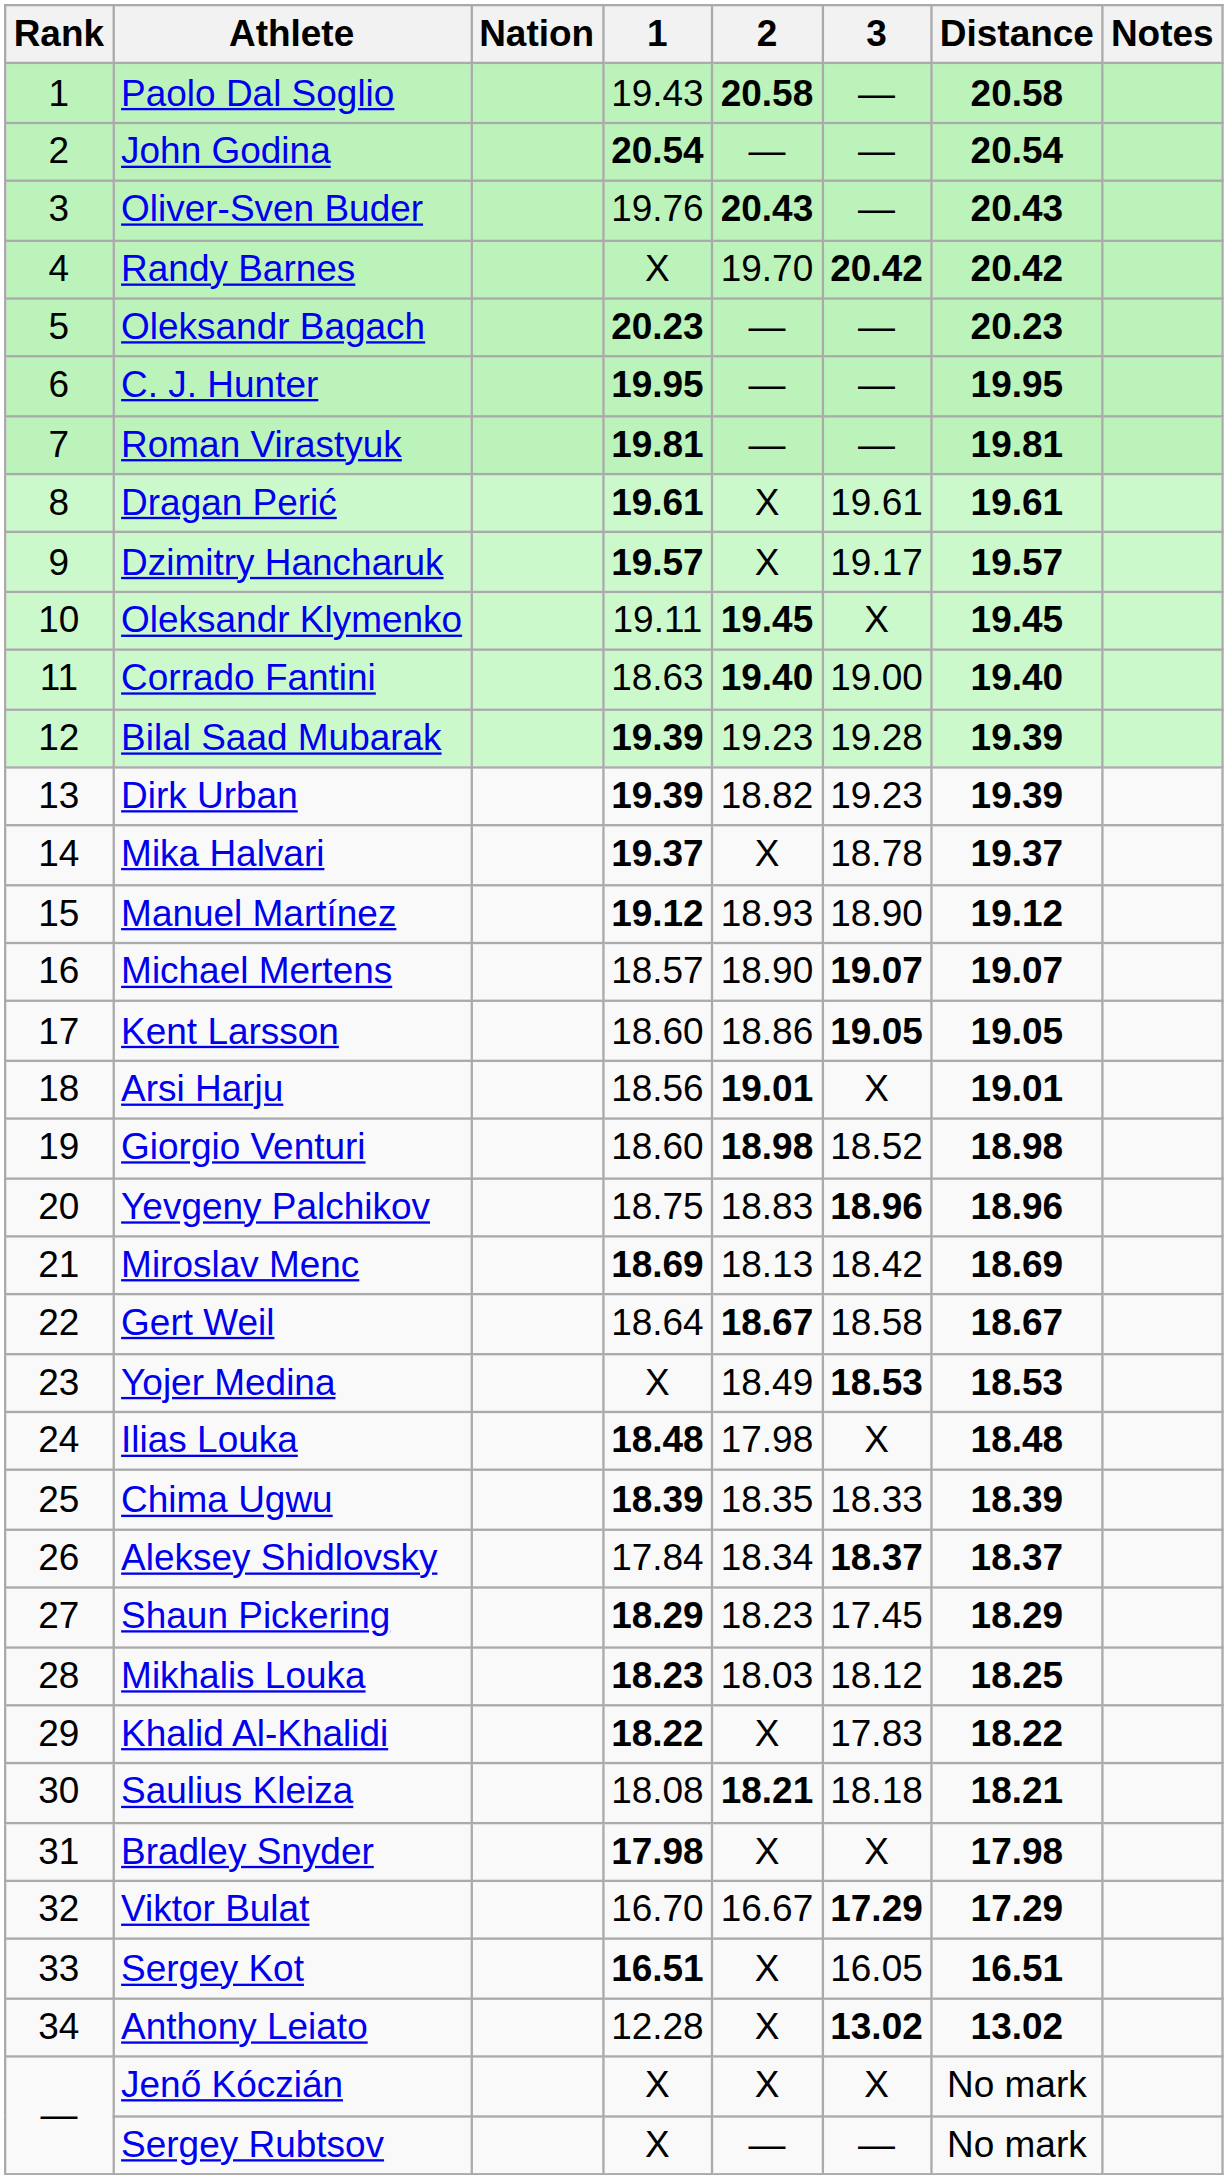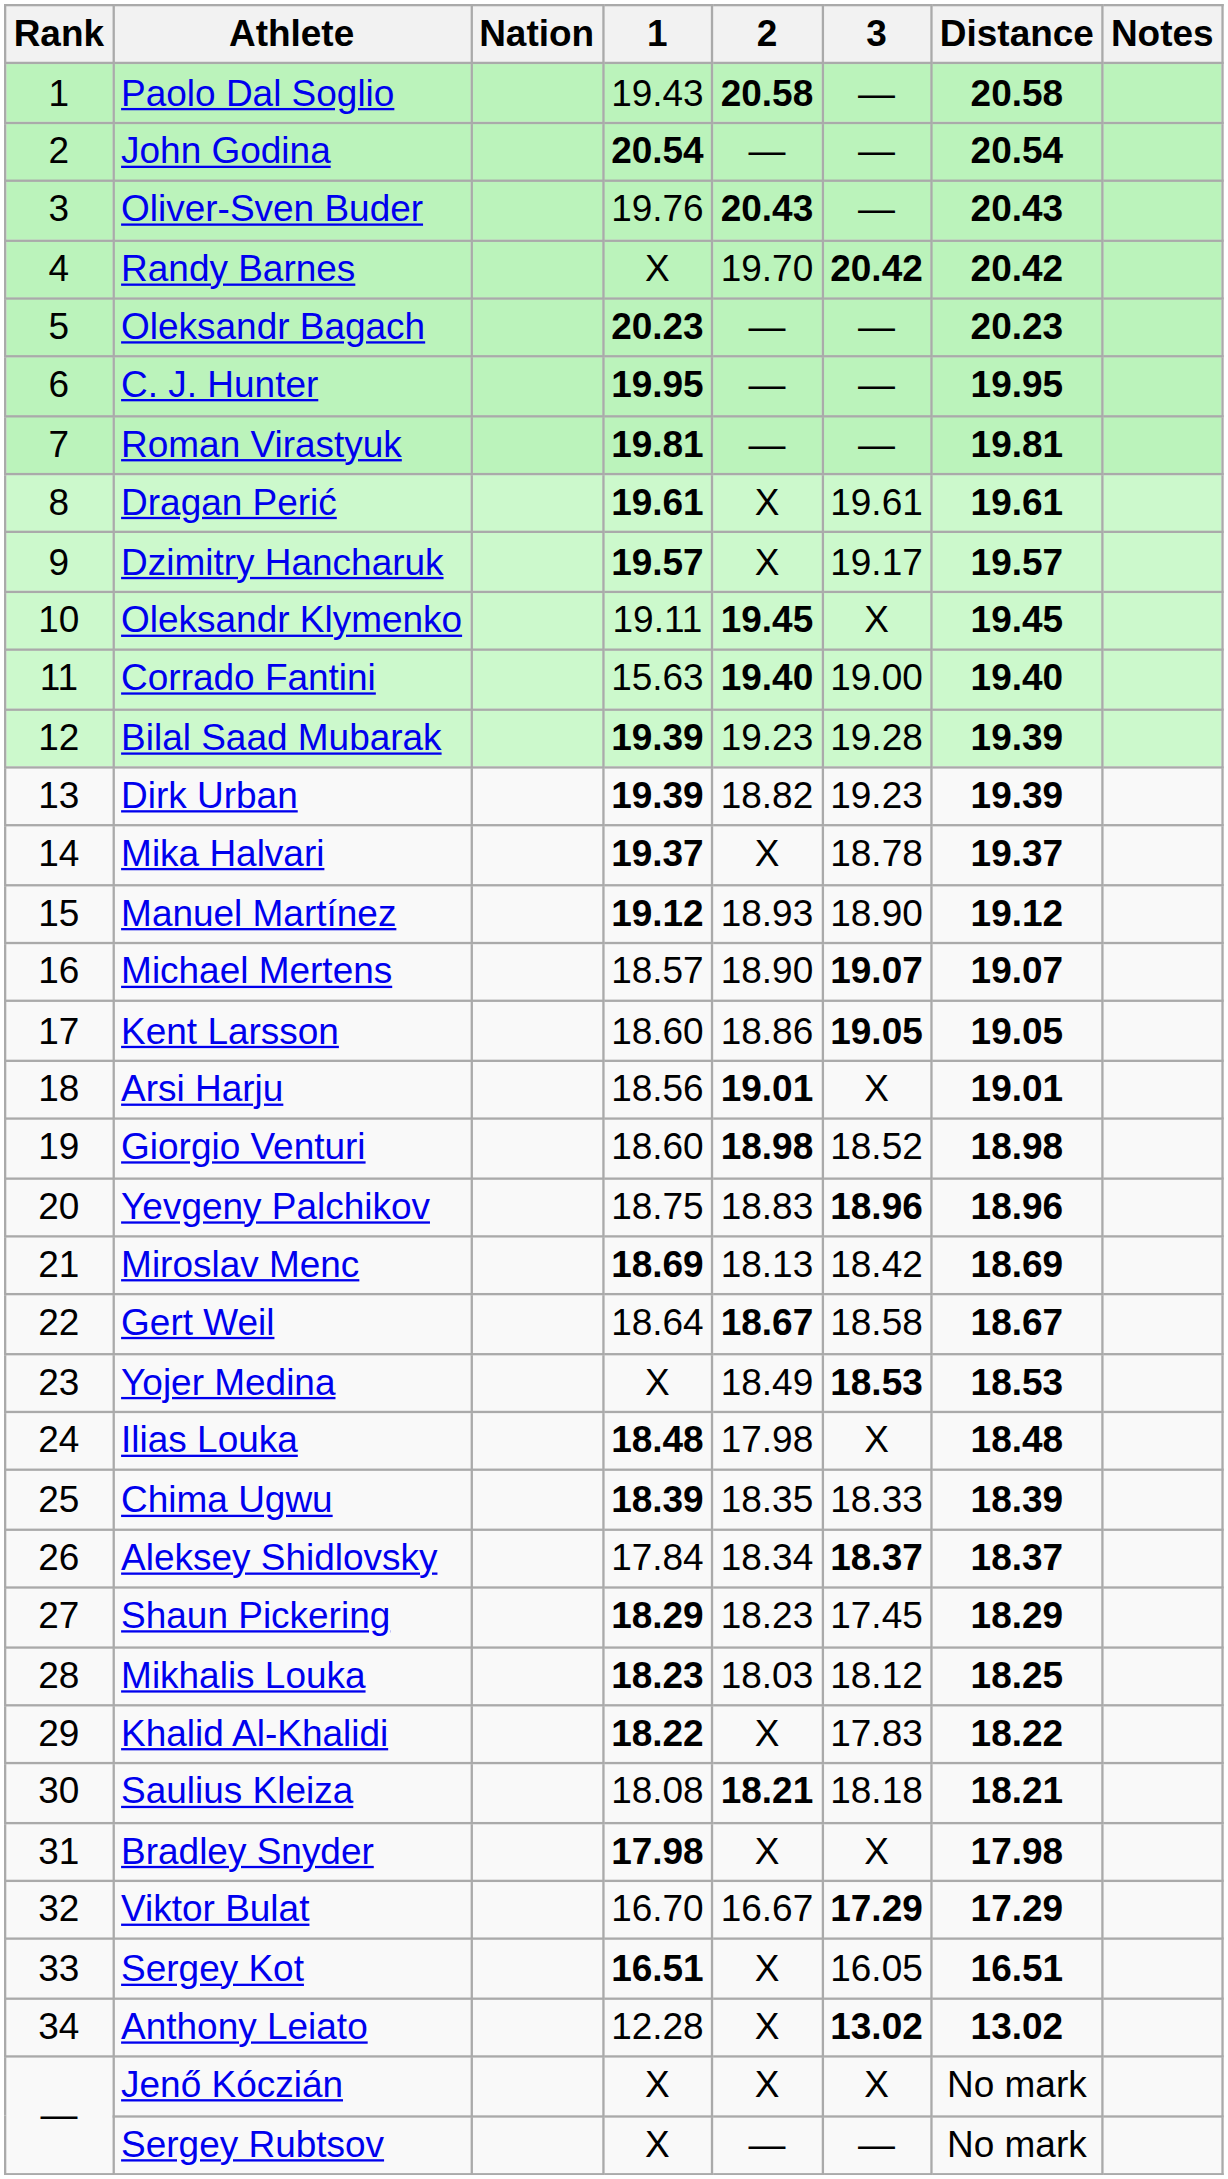(657, 678) 18.63 -> (657, 678) 15.63
